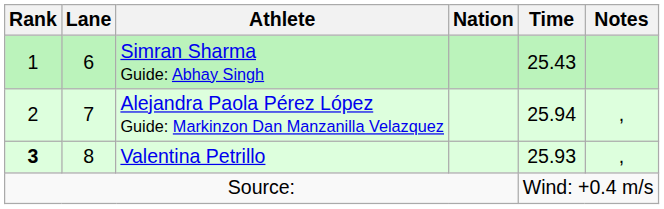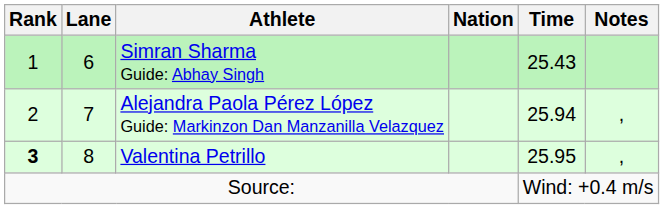(552, 156) 25.93 -> (552, 156) 25.95
